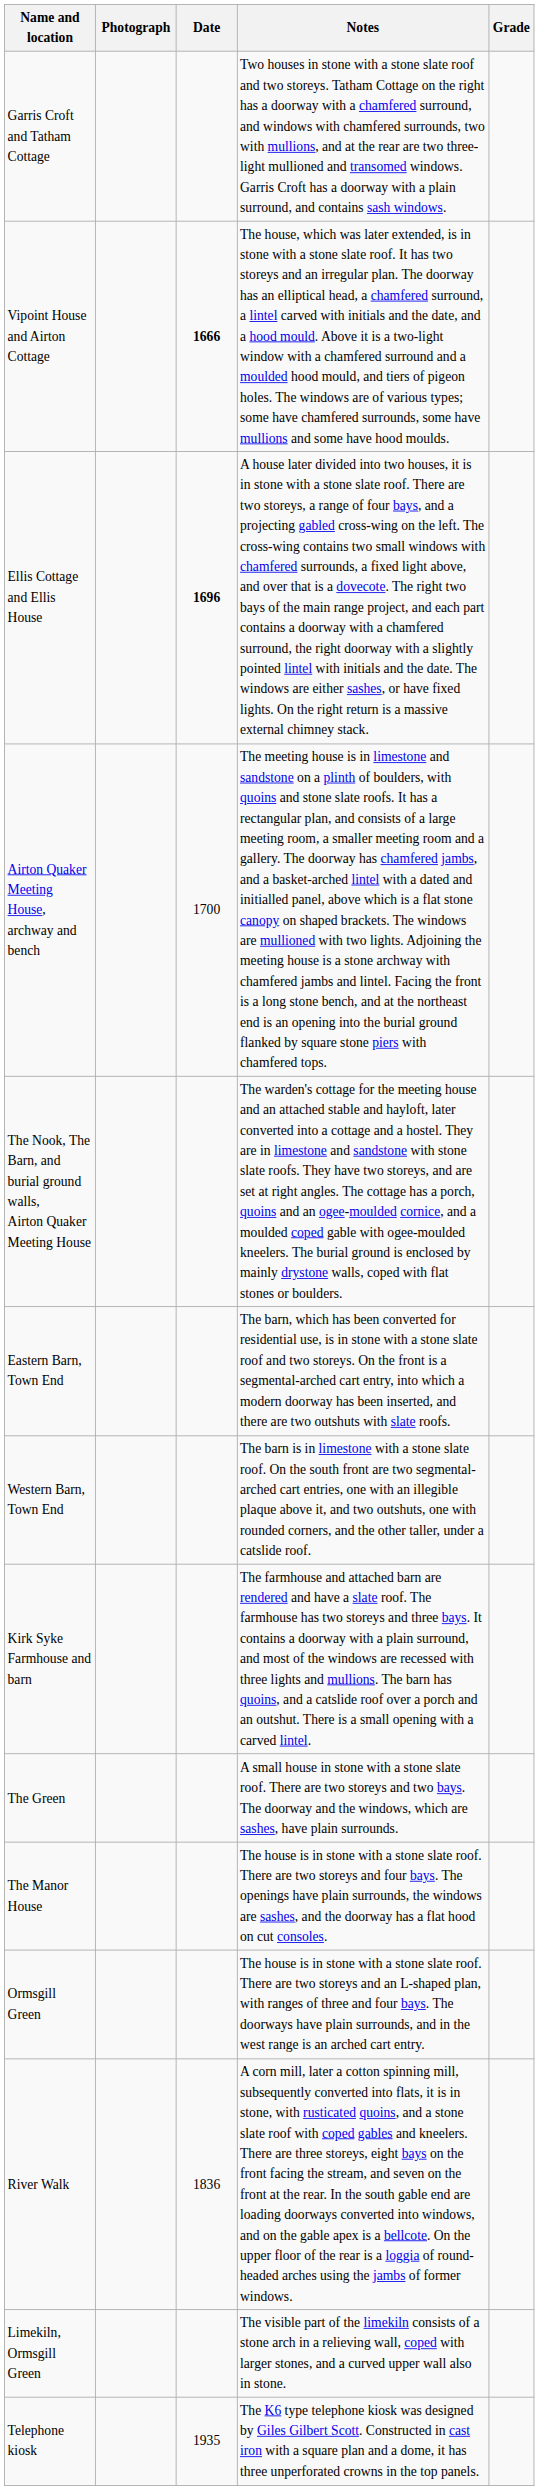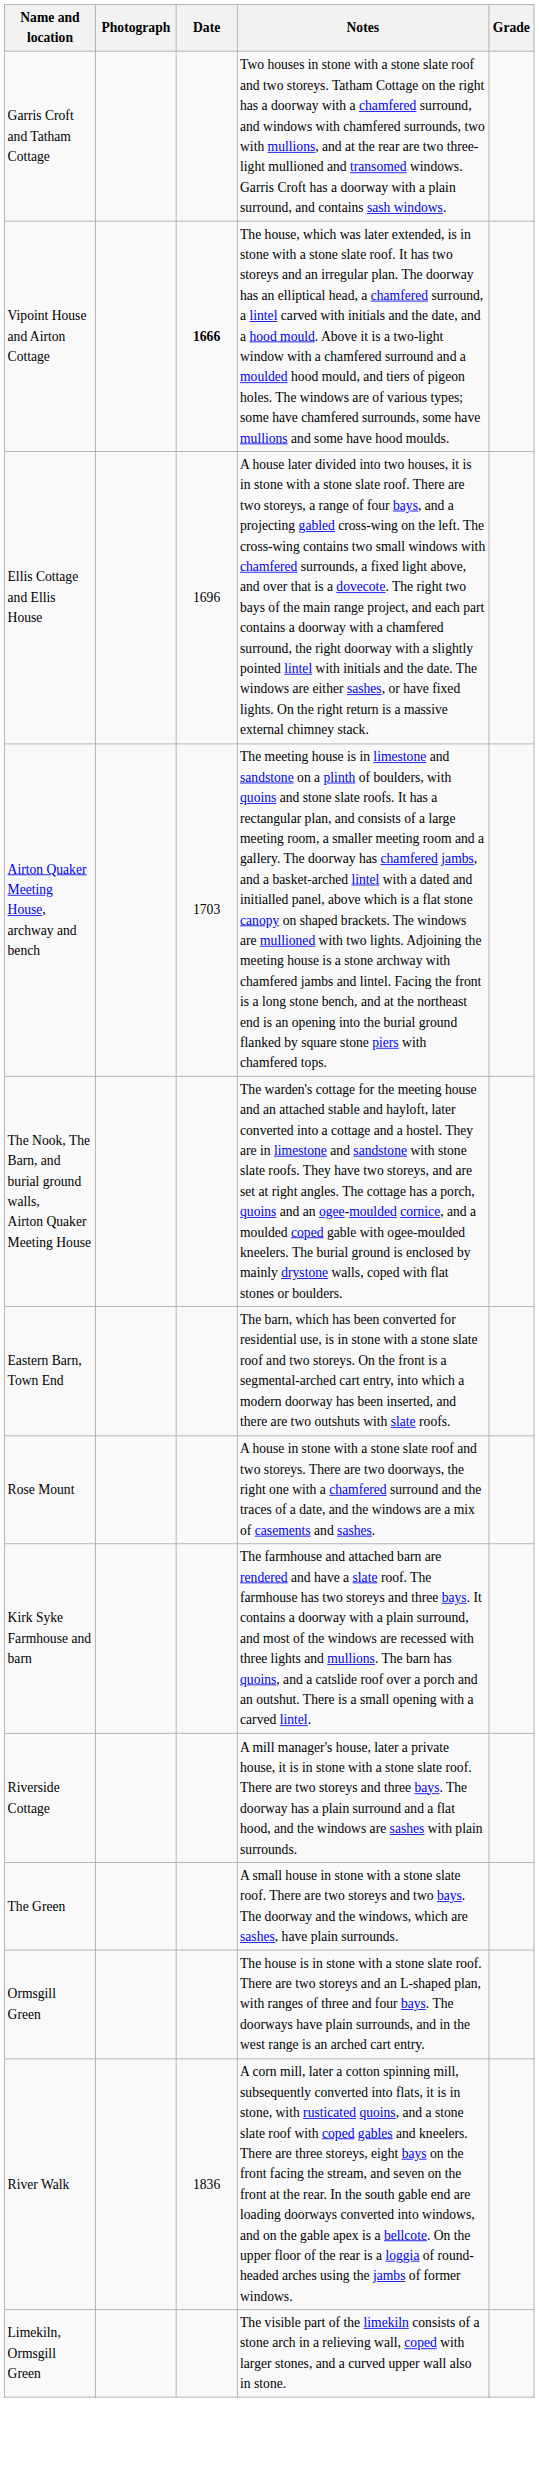(207, 597) bold -> (207, 597) normal
(207, 909) 1700 -> (207, 909) 1703
- row: (46, 1499)
+ row: (41, 1489)
+ row: (34, 1798)
- row: (38, 1896)
- row: (36, 2441)
